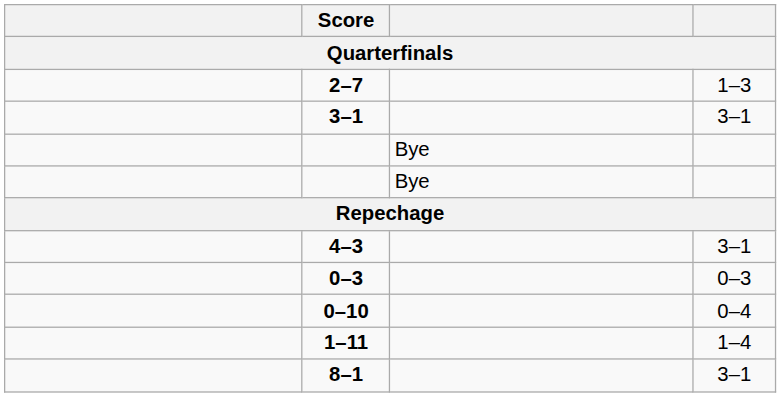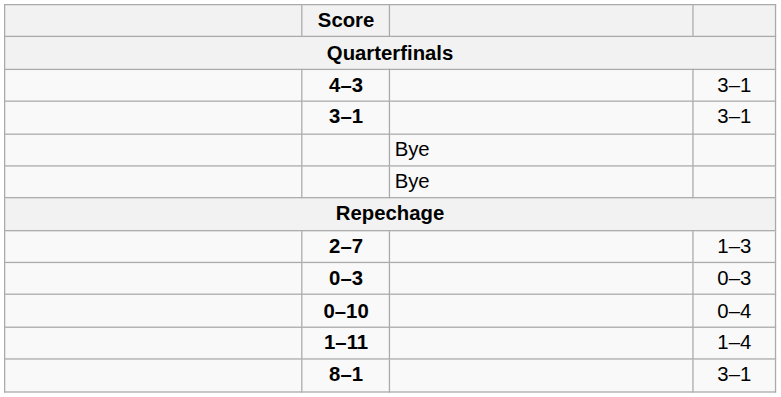rows swapped: (346, 246) <-> (346, 85)
